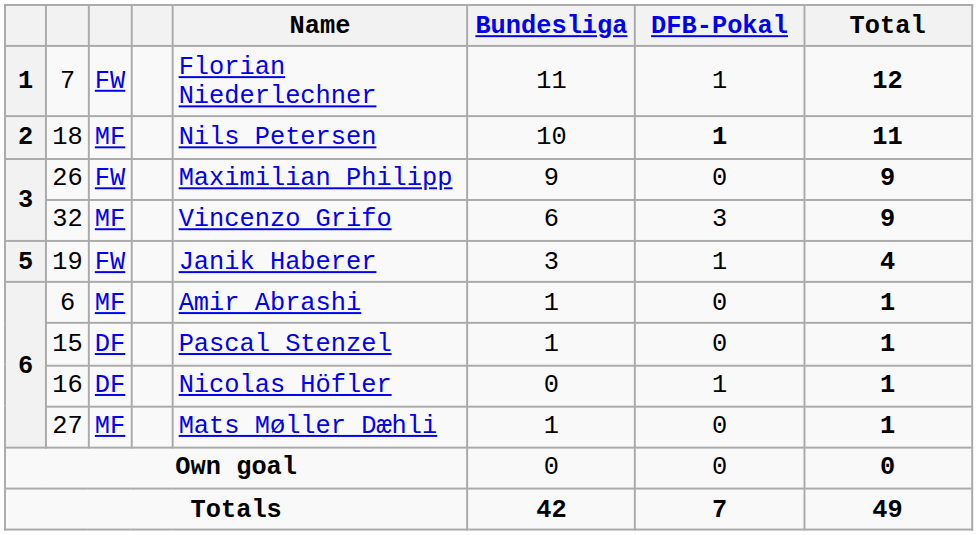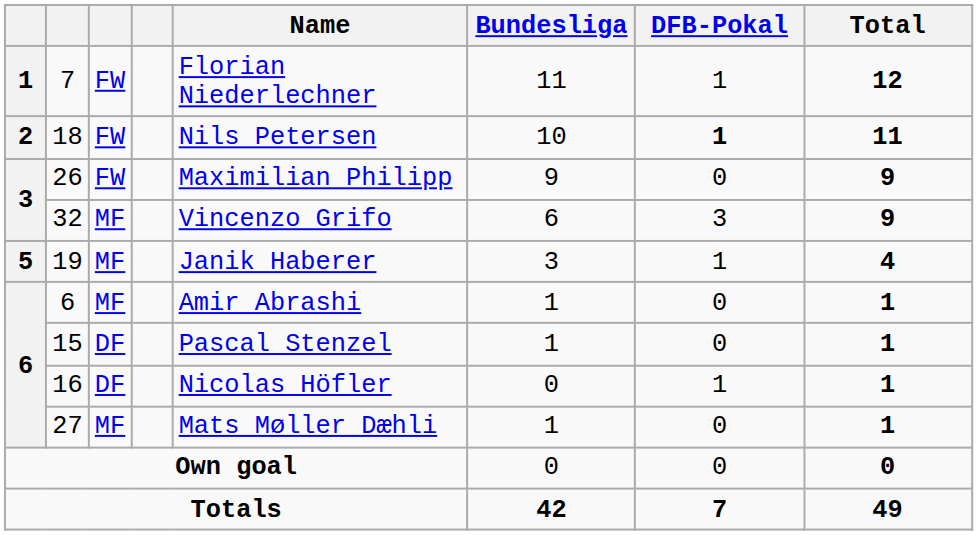(110, 138) MF -> (110, 138) FW
(110, 261) FW -> (110, 261) MF
